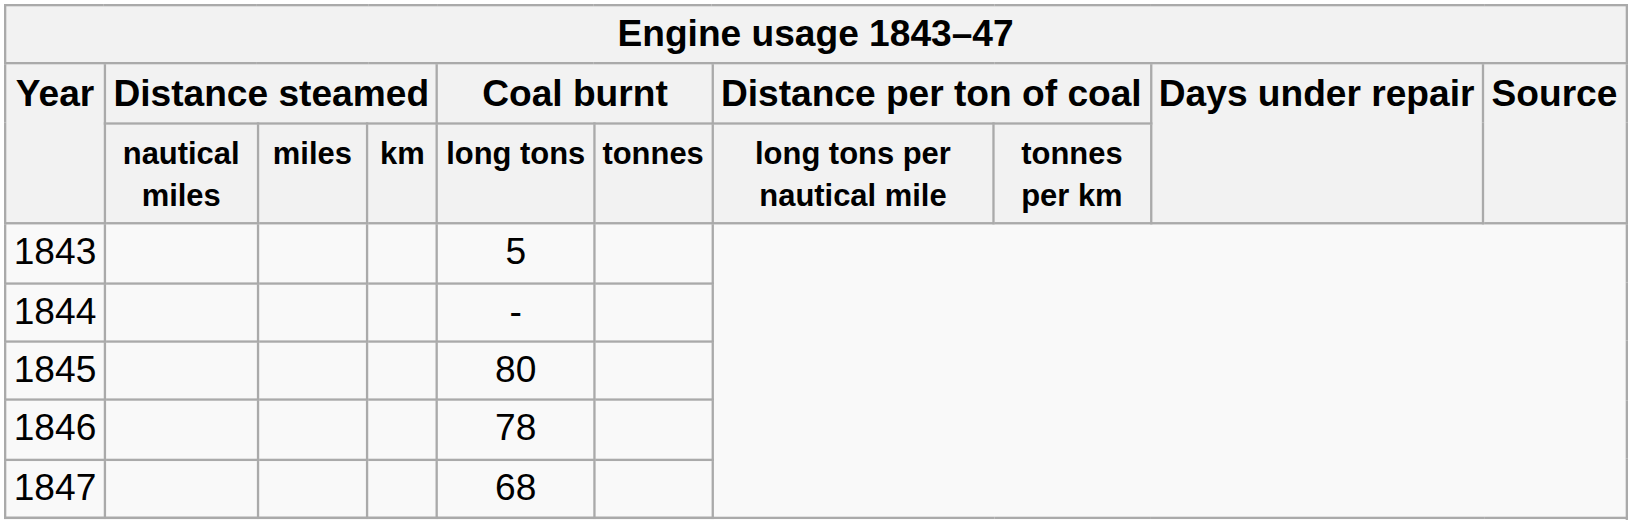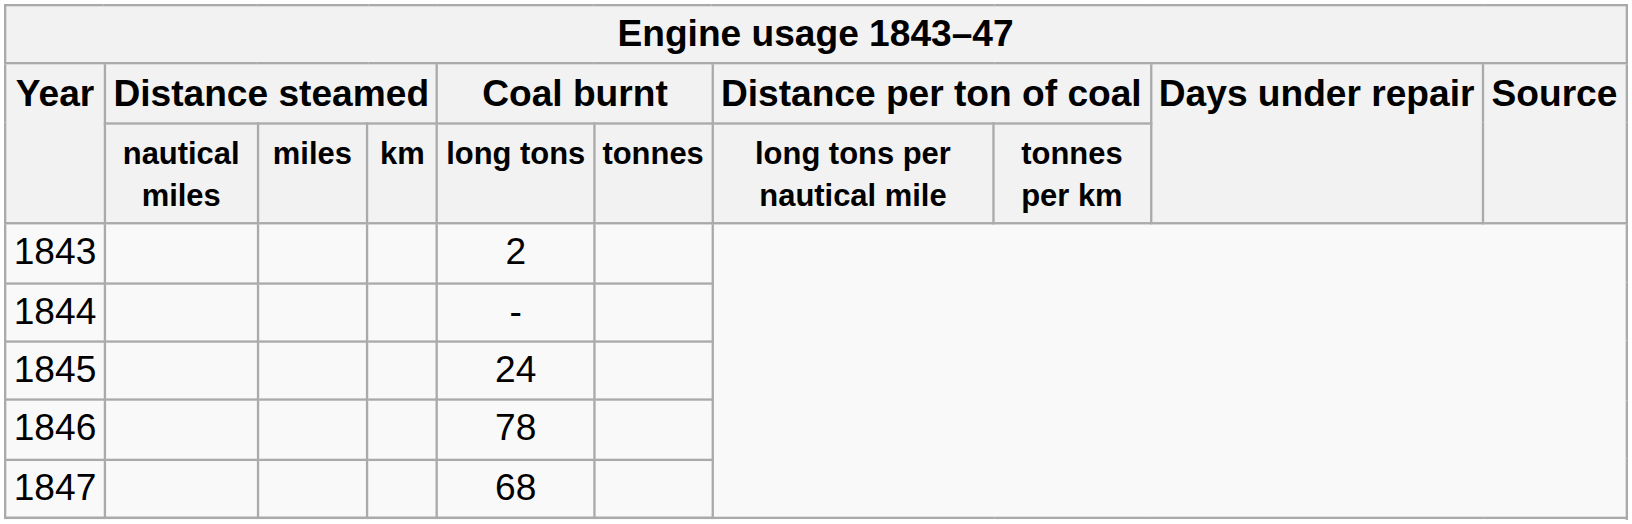(516, 252) 5 -> (516, 252) 2
(516, 370) 80 -> (516, 370) 24
